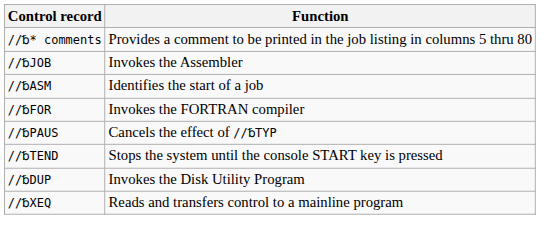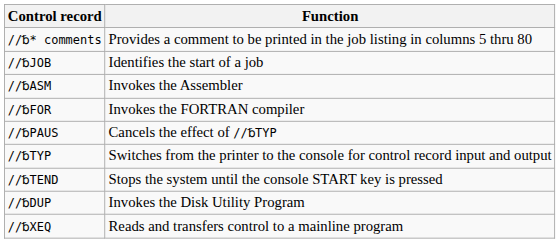(176, 62) Invokes the Assembler -> (186, 62) Identifies the start of a job
(186, 86) Identifies the start of a job -> (176, 86) Invokes the Assembler
+ row: (30, 157)
